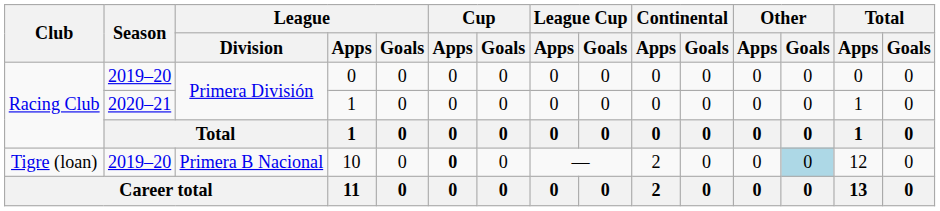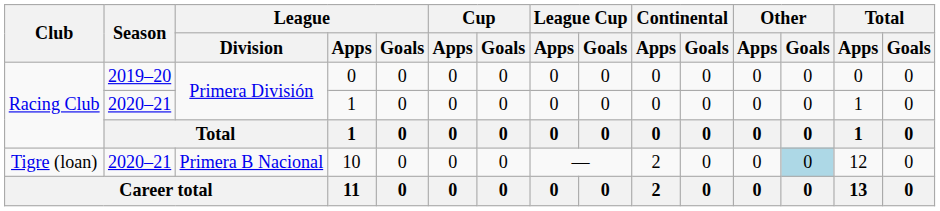(140, 162) 2019–20 -> (140, 162) 2020–21
(453, 162) bold -> (453, 162) normal
